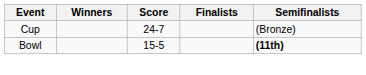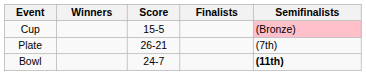(154, 29) 24-7 -> (154, 29) 15-5
(276, 29) no background -> (276, 29) pink background
+ row: (30, 45)
(154, 45) 15-5 -> (154, 62) 24-7
